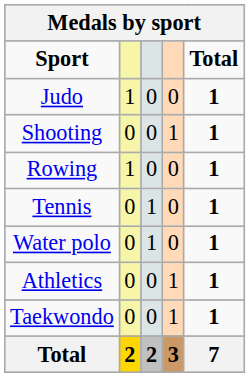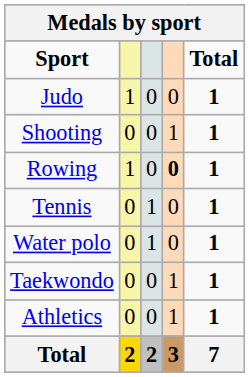(173, 169) normal -> (173, 169) bold
rows swapped: (62, 280) <-> (62, 316)
